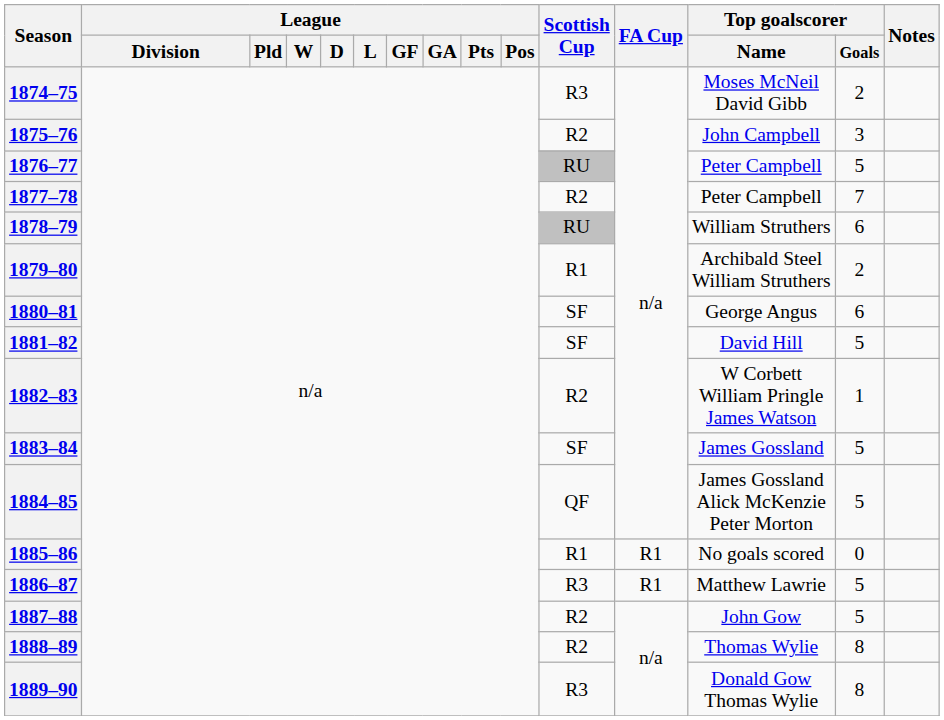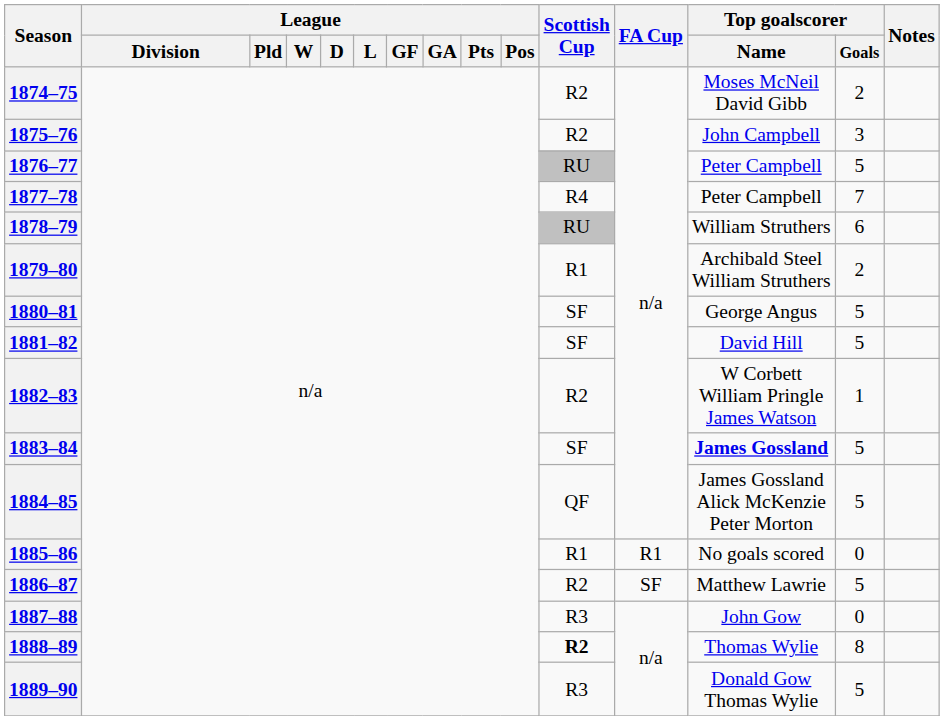(577, 92) R3 -> (577, 92) R2
(577, 196) R2 -> (577, 196) R4
(859, 311) 6 -> (859, 311) 5
(761, 448) normal -> (761, 448) bold
(577, 585) R3 -> (577, 585) R2
(651, 585) R1 -> (651, 585) SF
(577, 616) R2 -> (577, 616) R3
(859, 616) 5 -> (859, 616) 0
(577, 647) normal -> (577, 647) bold
(859, 688) 8 -> (859, 688) 5
